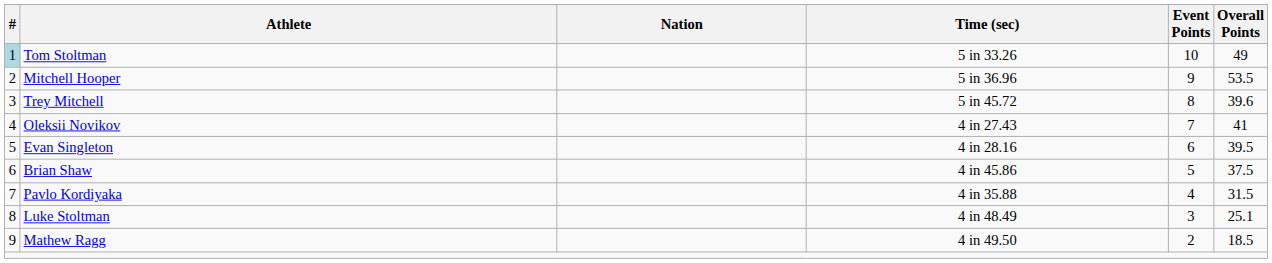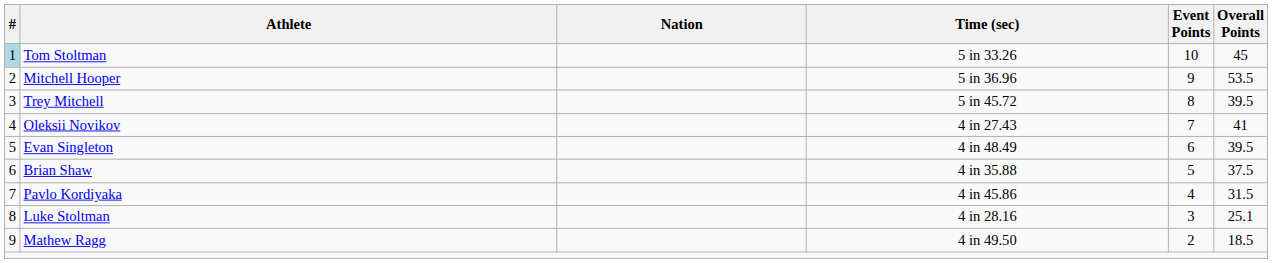(1241, 55) 49 -> (1241, 55) 45
(1241, 101) 39.6 -> (1241, 101) 39.5
(987, 147) 4 in 28.16 -> (987, 147) 4 in 48.49
(987, 170) 4 in 45.86 -> (987, 170) 4 in 35.88
(987, 194) 4 in 35.88 -> (987, 194) 4 in 45.86
(987, 217) 4 in 48.49 -> (987, 217) 4 in 28.16
